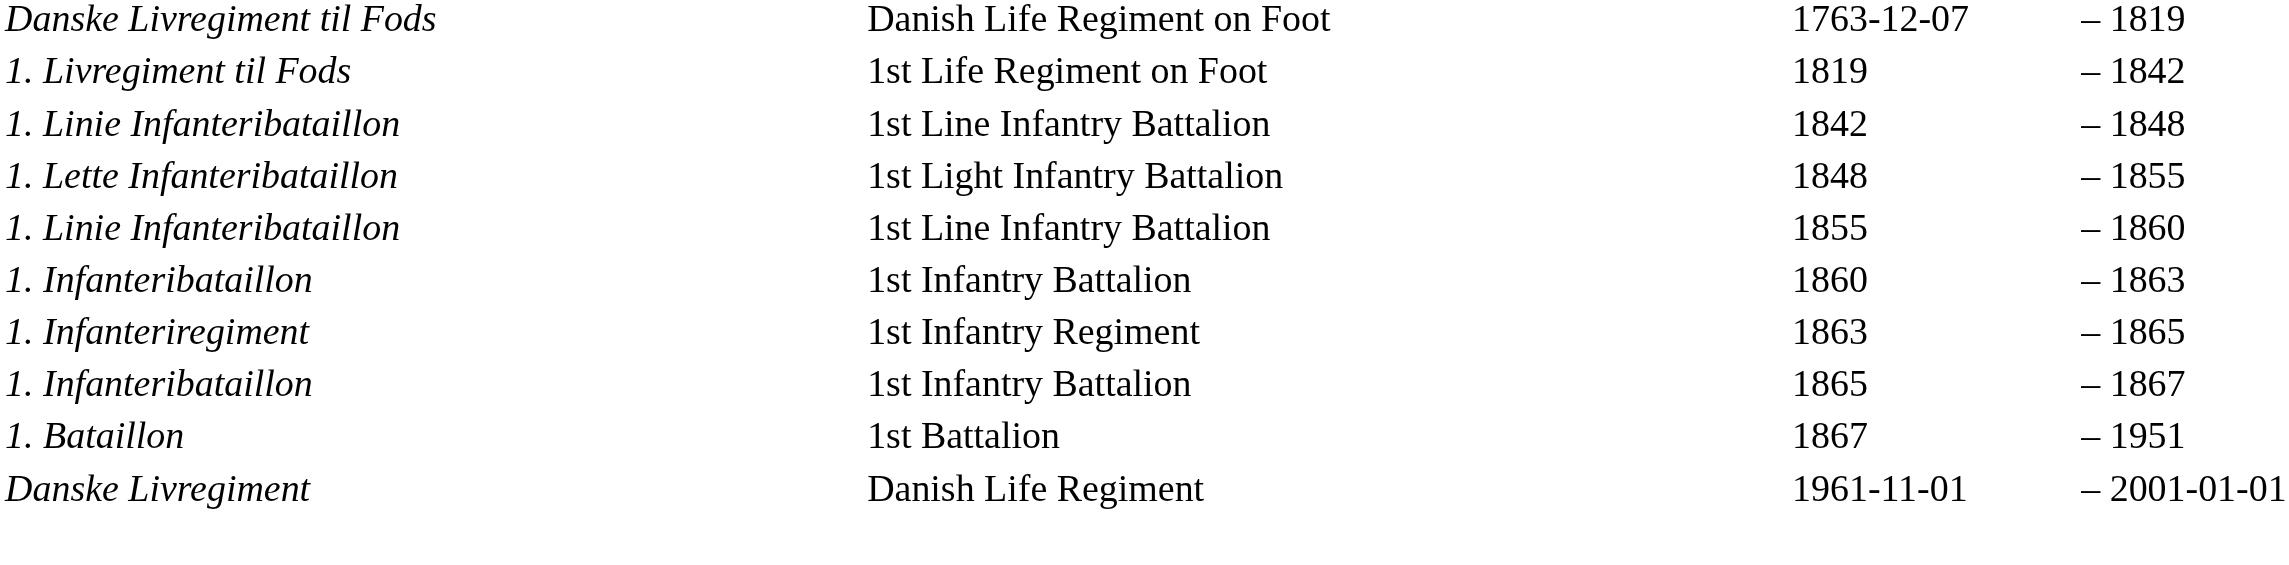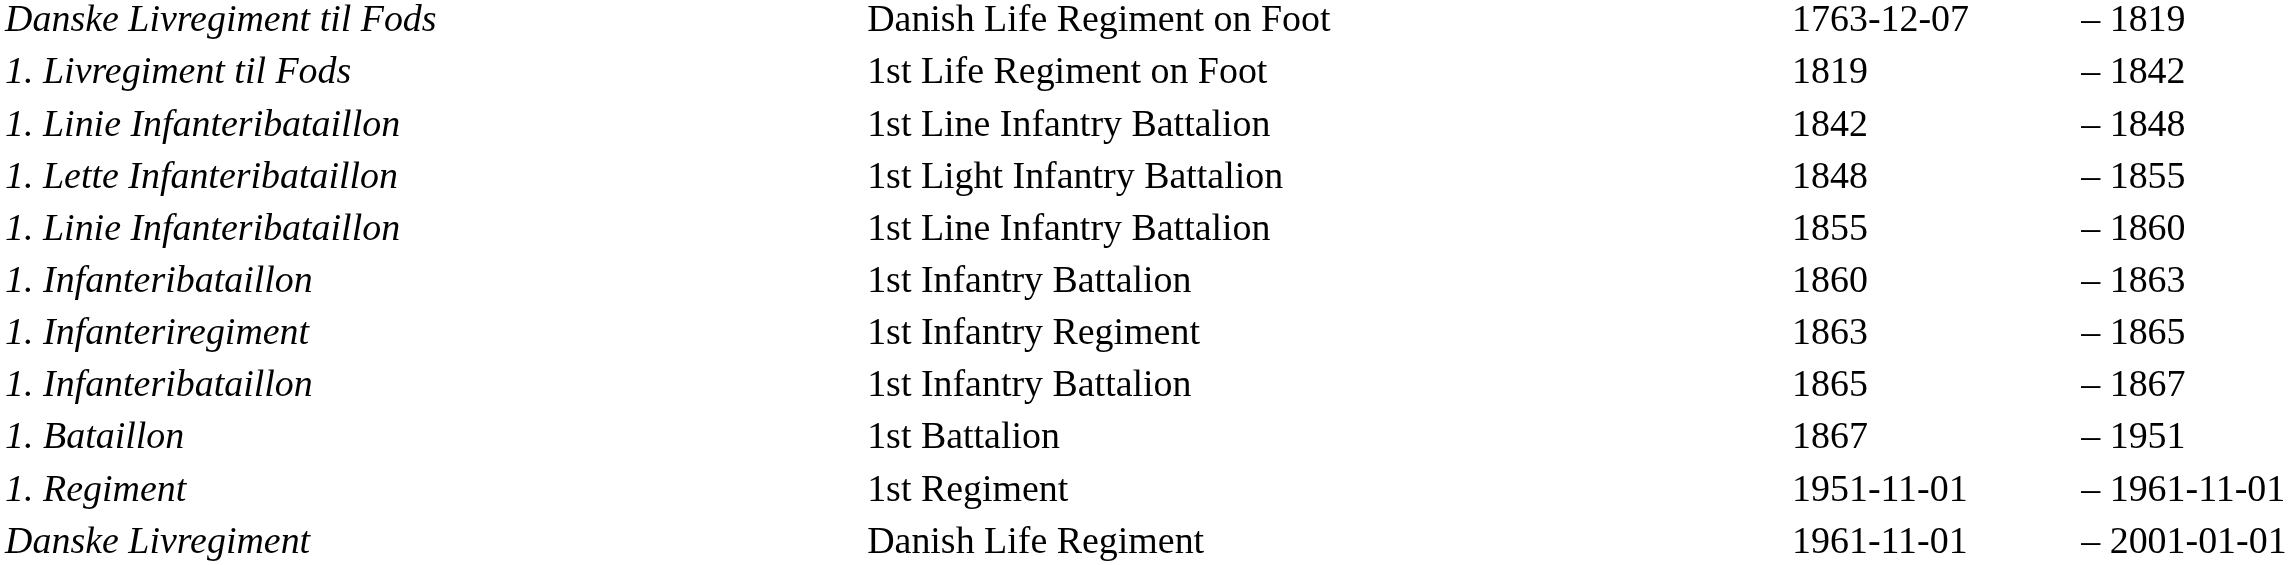+ row: (1880, 488)
